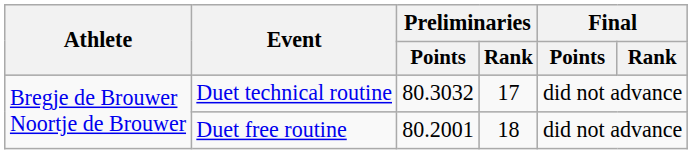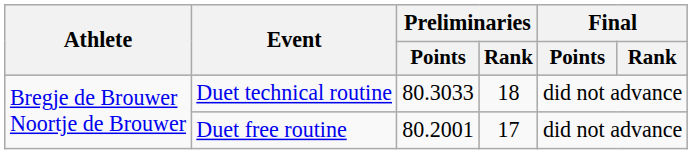(438, 93) 80.3032 -> (438, 93) 80.3033
(508, 93) 17 -> (508, 93) 18
(508, 130) 18 -> (508, 130) 17
